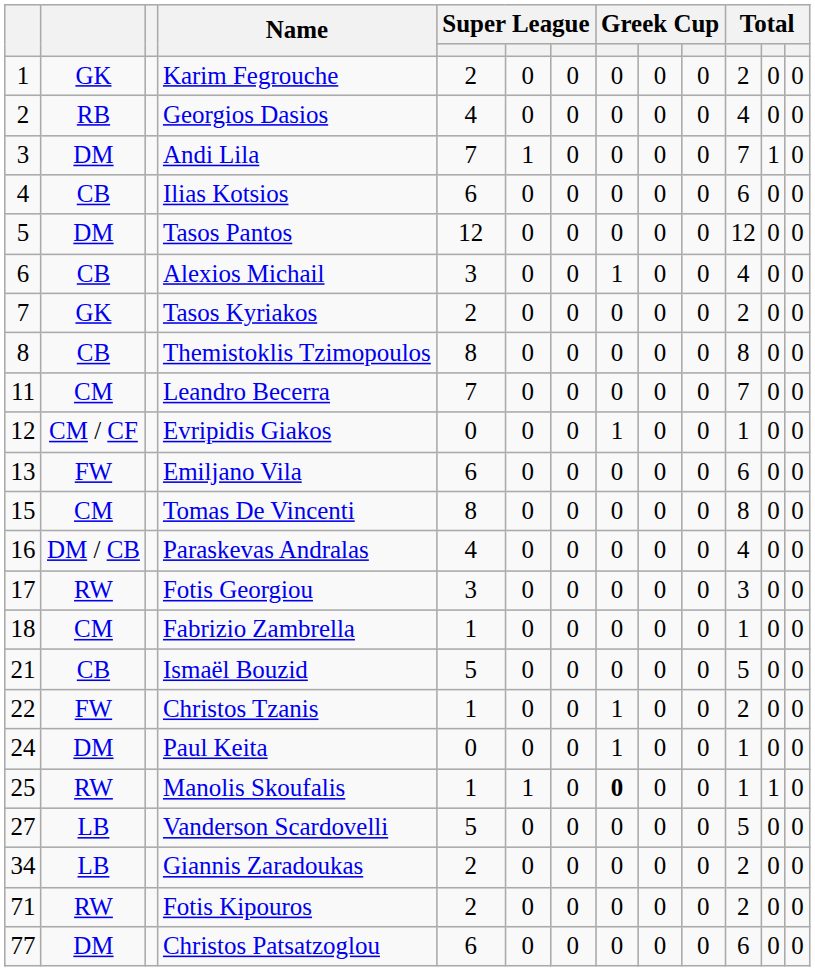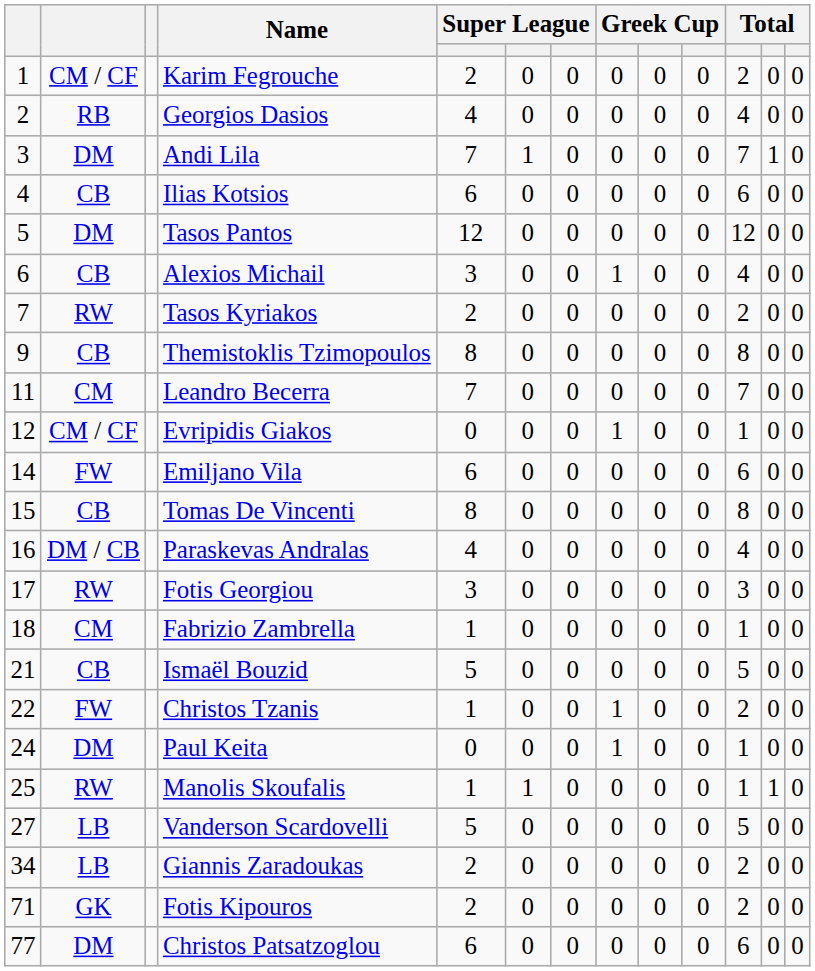(93, 75) GK -> (93, 75) CM / CF
(93, 312) GK -> (93, 312) RW
(23, 352) 8 -> (23, 352) 9
(23, 471) 13 -> (23, 471) 14
(93, 510) CM -> (93, 510) CB
(617, 787) bold -> (617, 787) normal
(93, 906) RW -> (93, 906) GK
